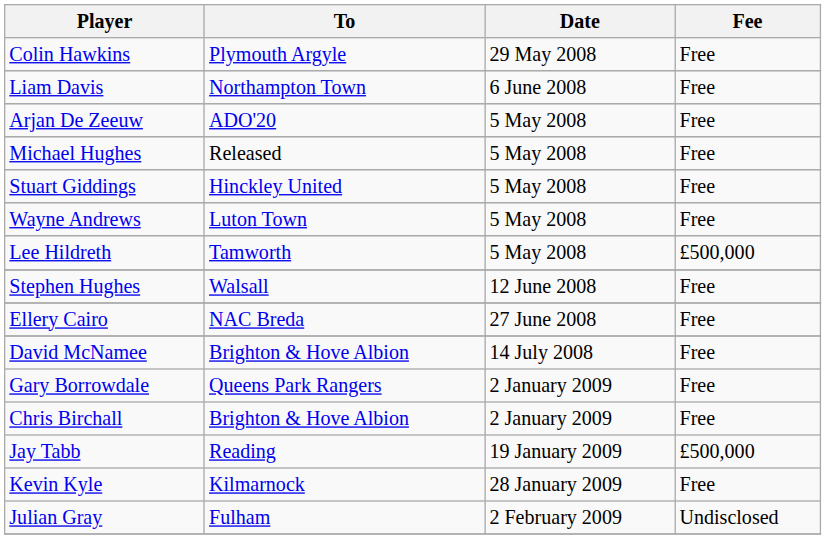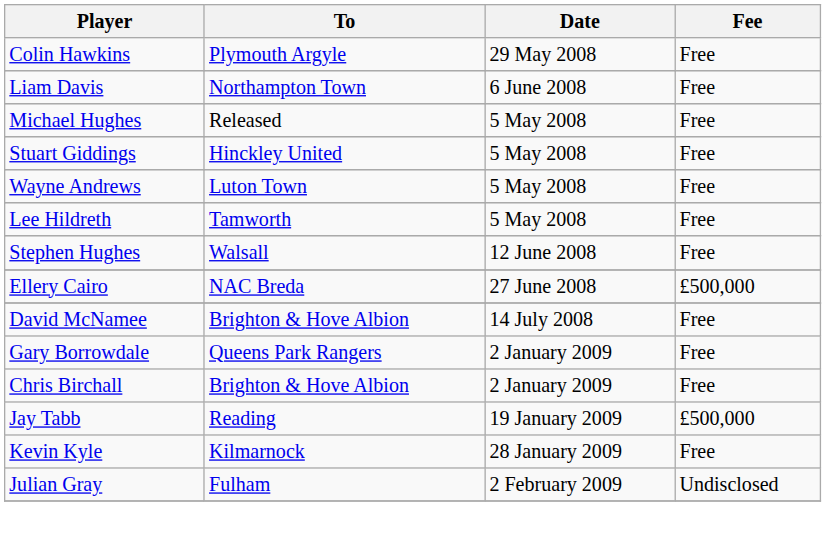- row: (76, 120)
(717, 252) £500,000 -> (697, 219) Free
(697, 318) Free -> (717, 285) £500,000
